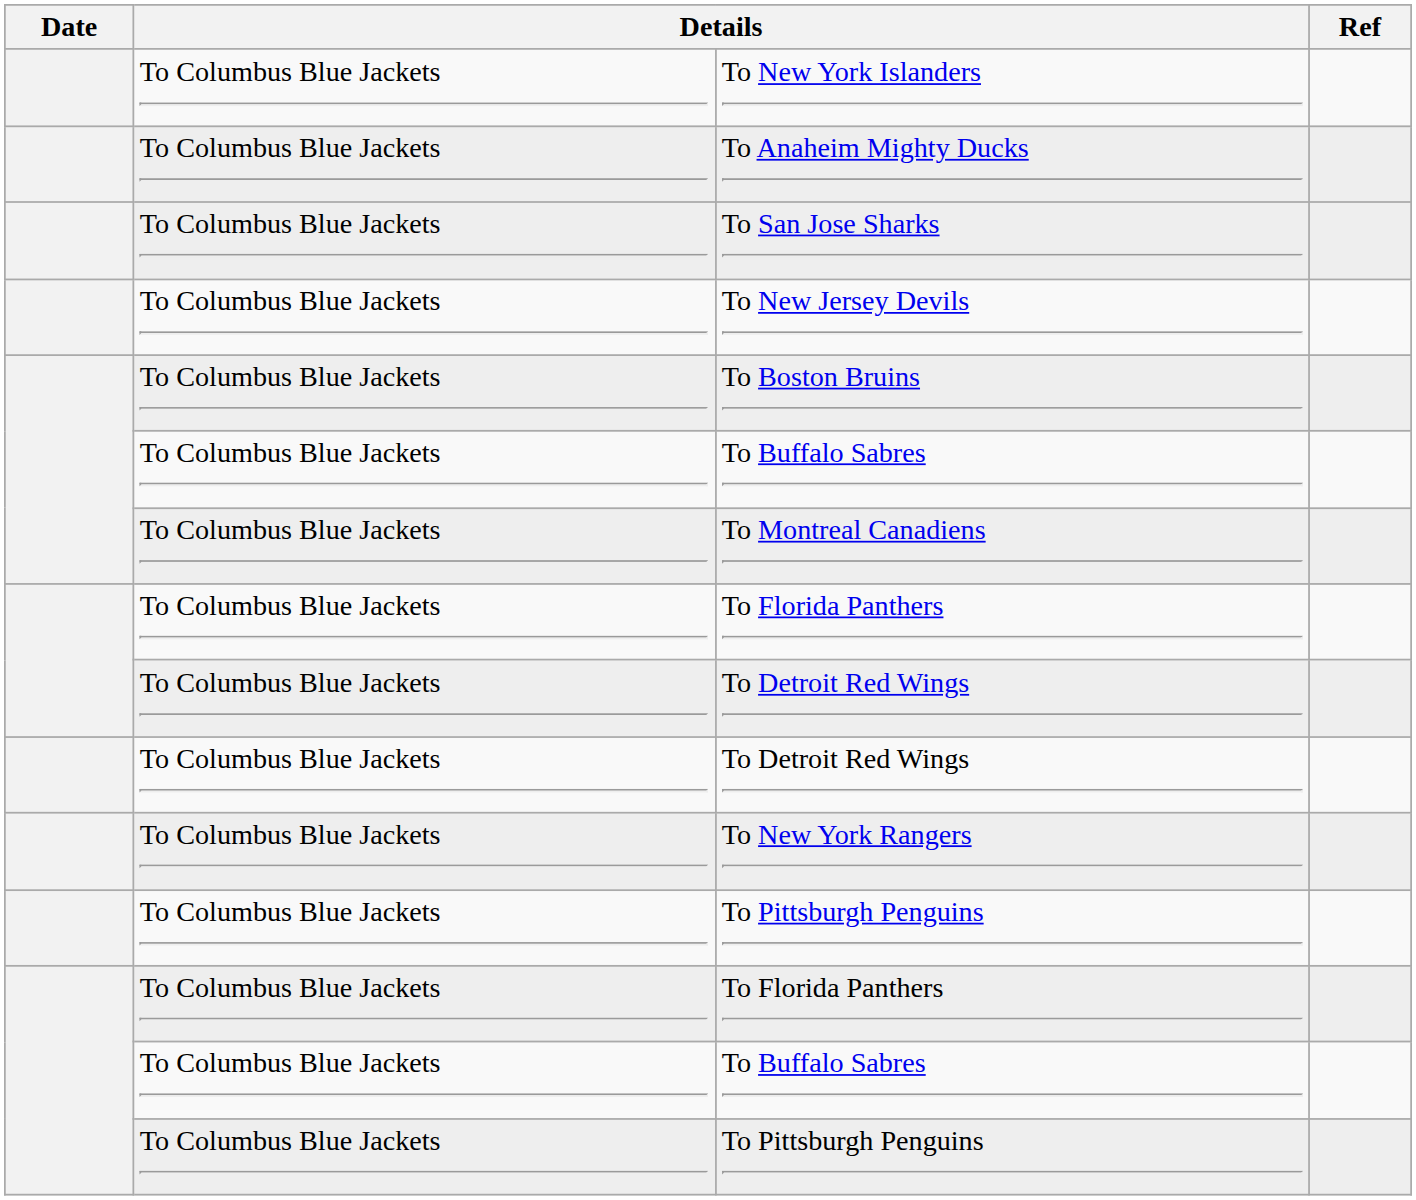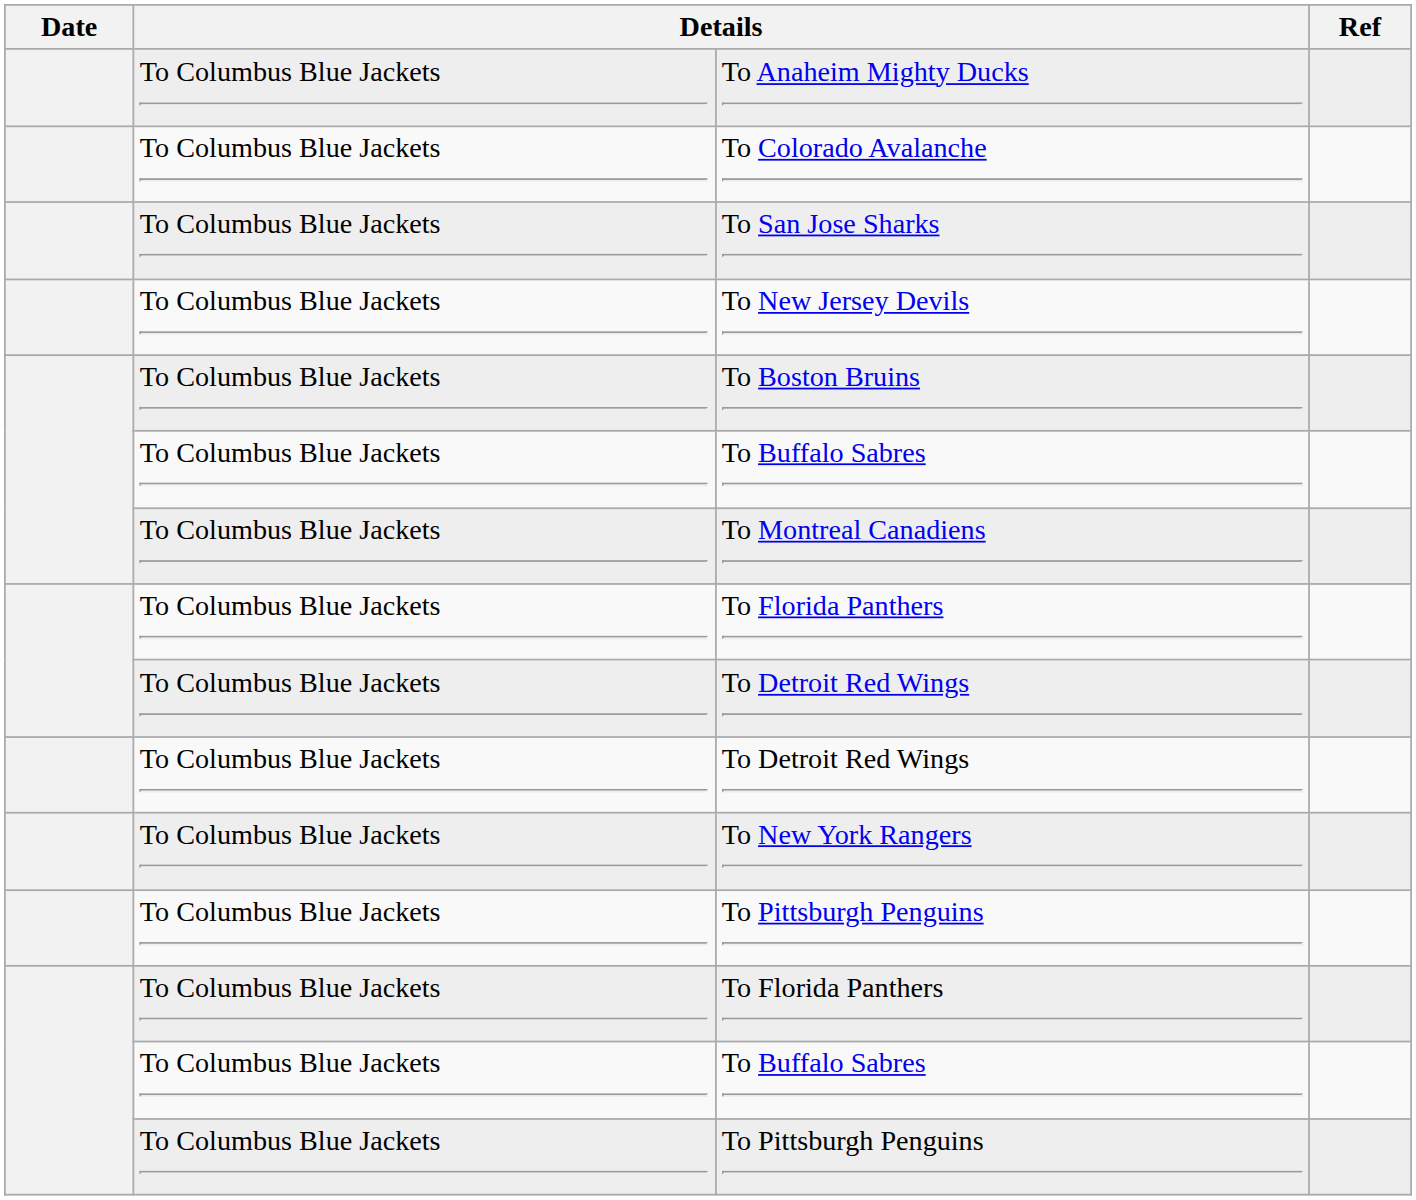- row: (69, 88)
+ row: (69, 164)
